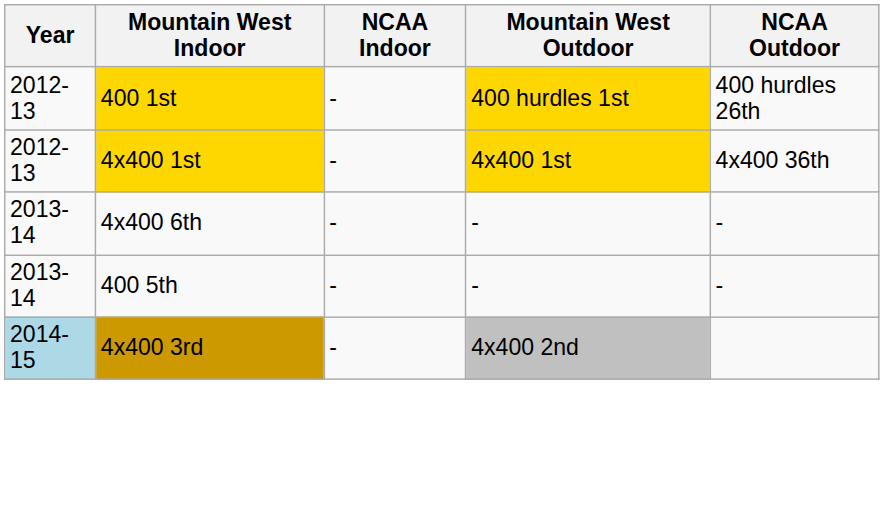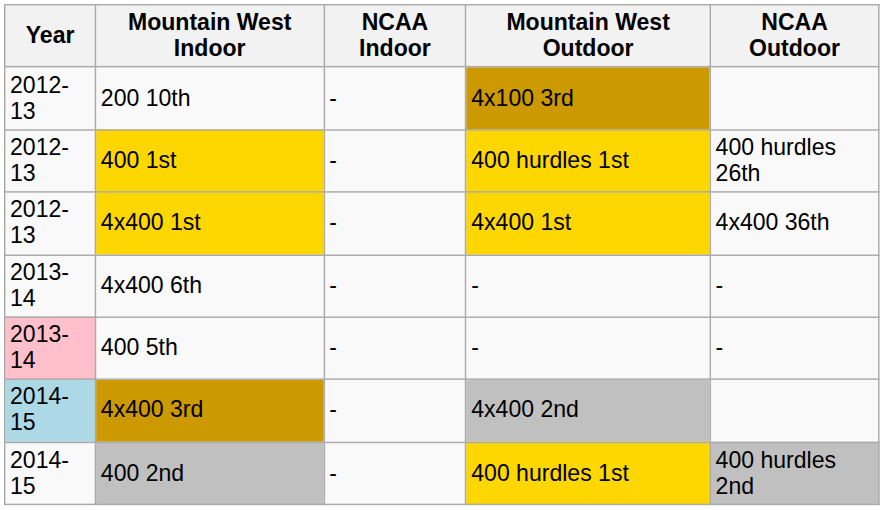+ row: (146, 98)
(39, 285) no background -> (39, 348) pink background
+ row: (142, 472)
